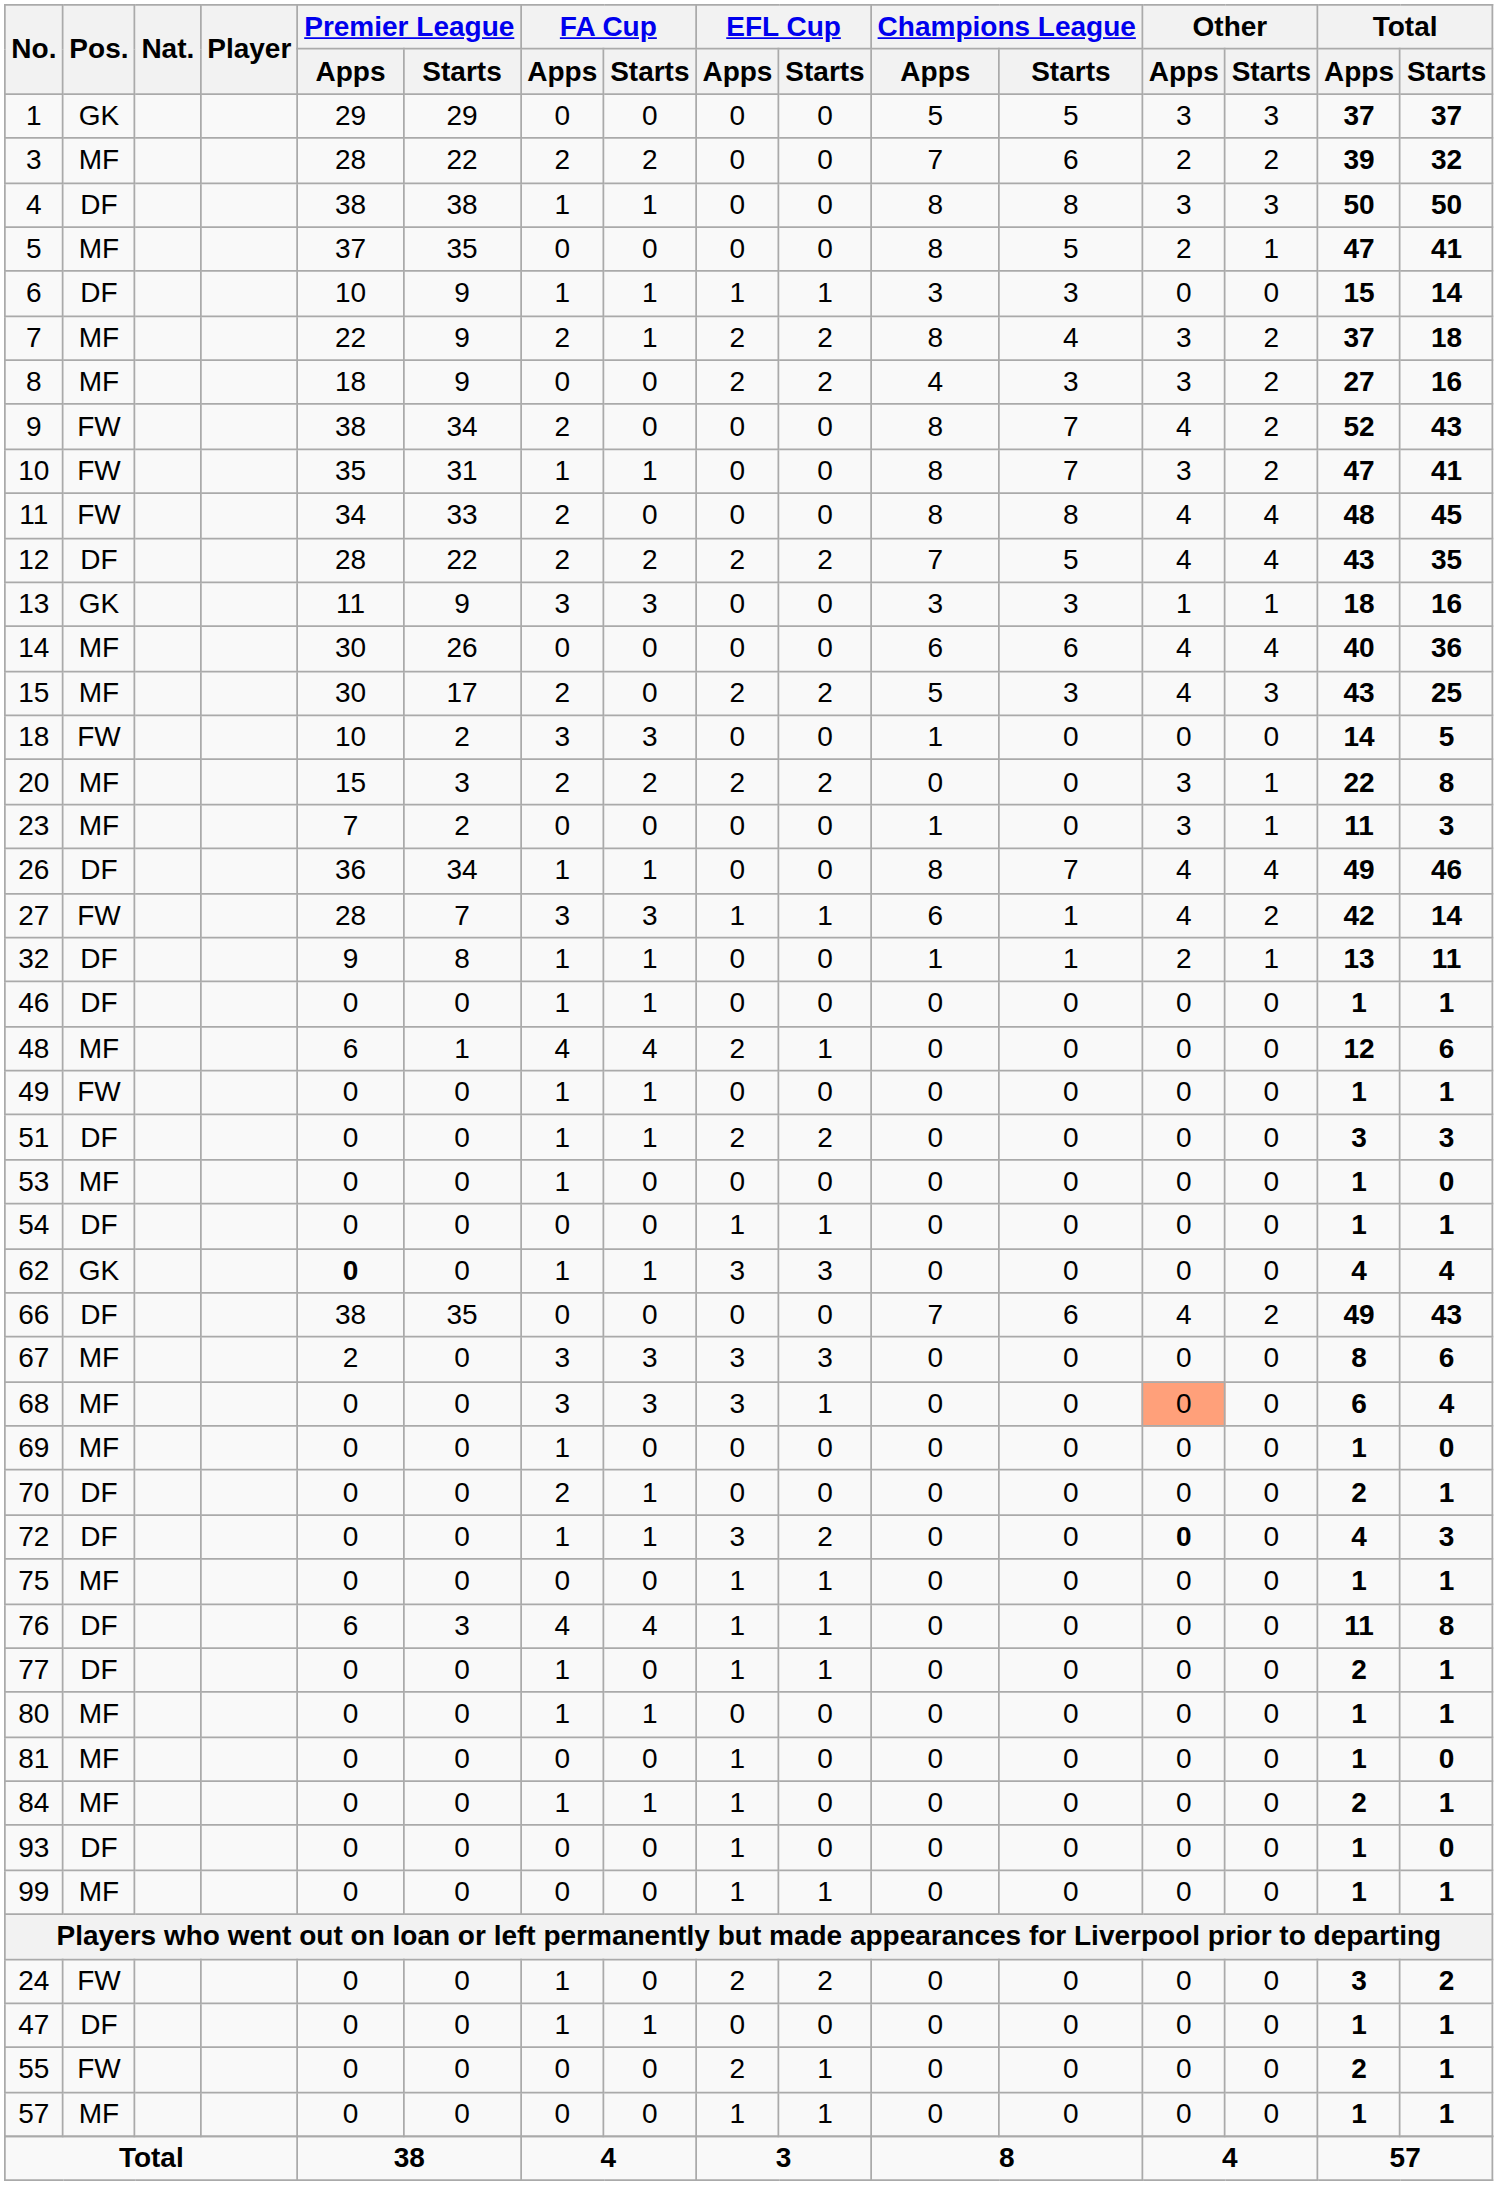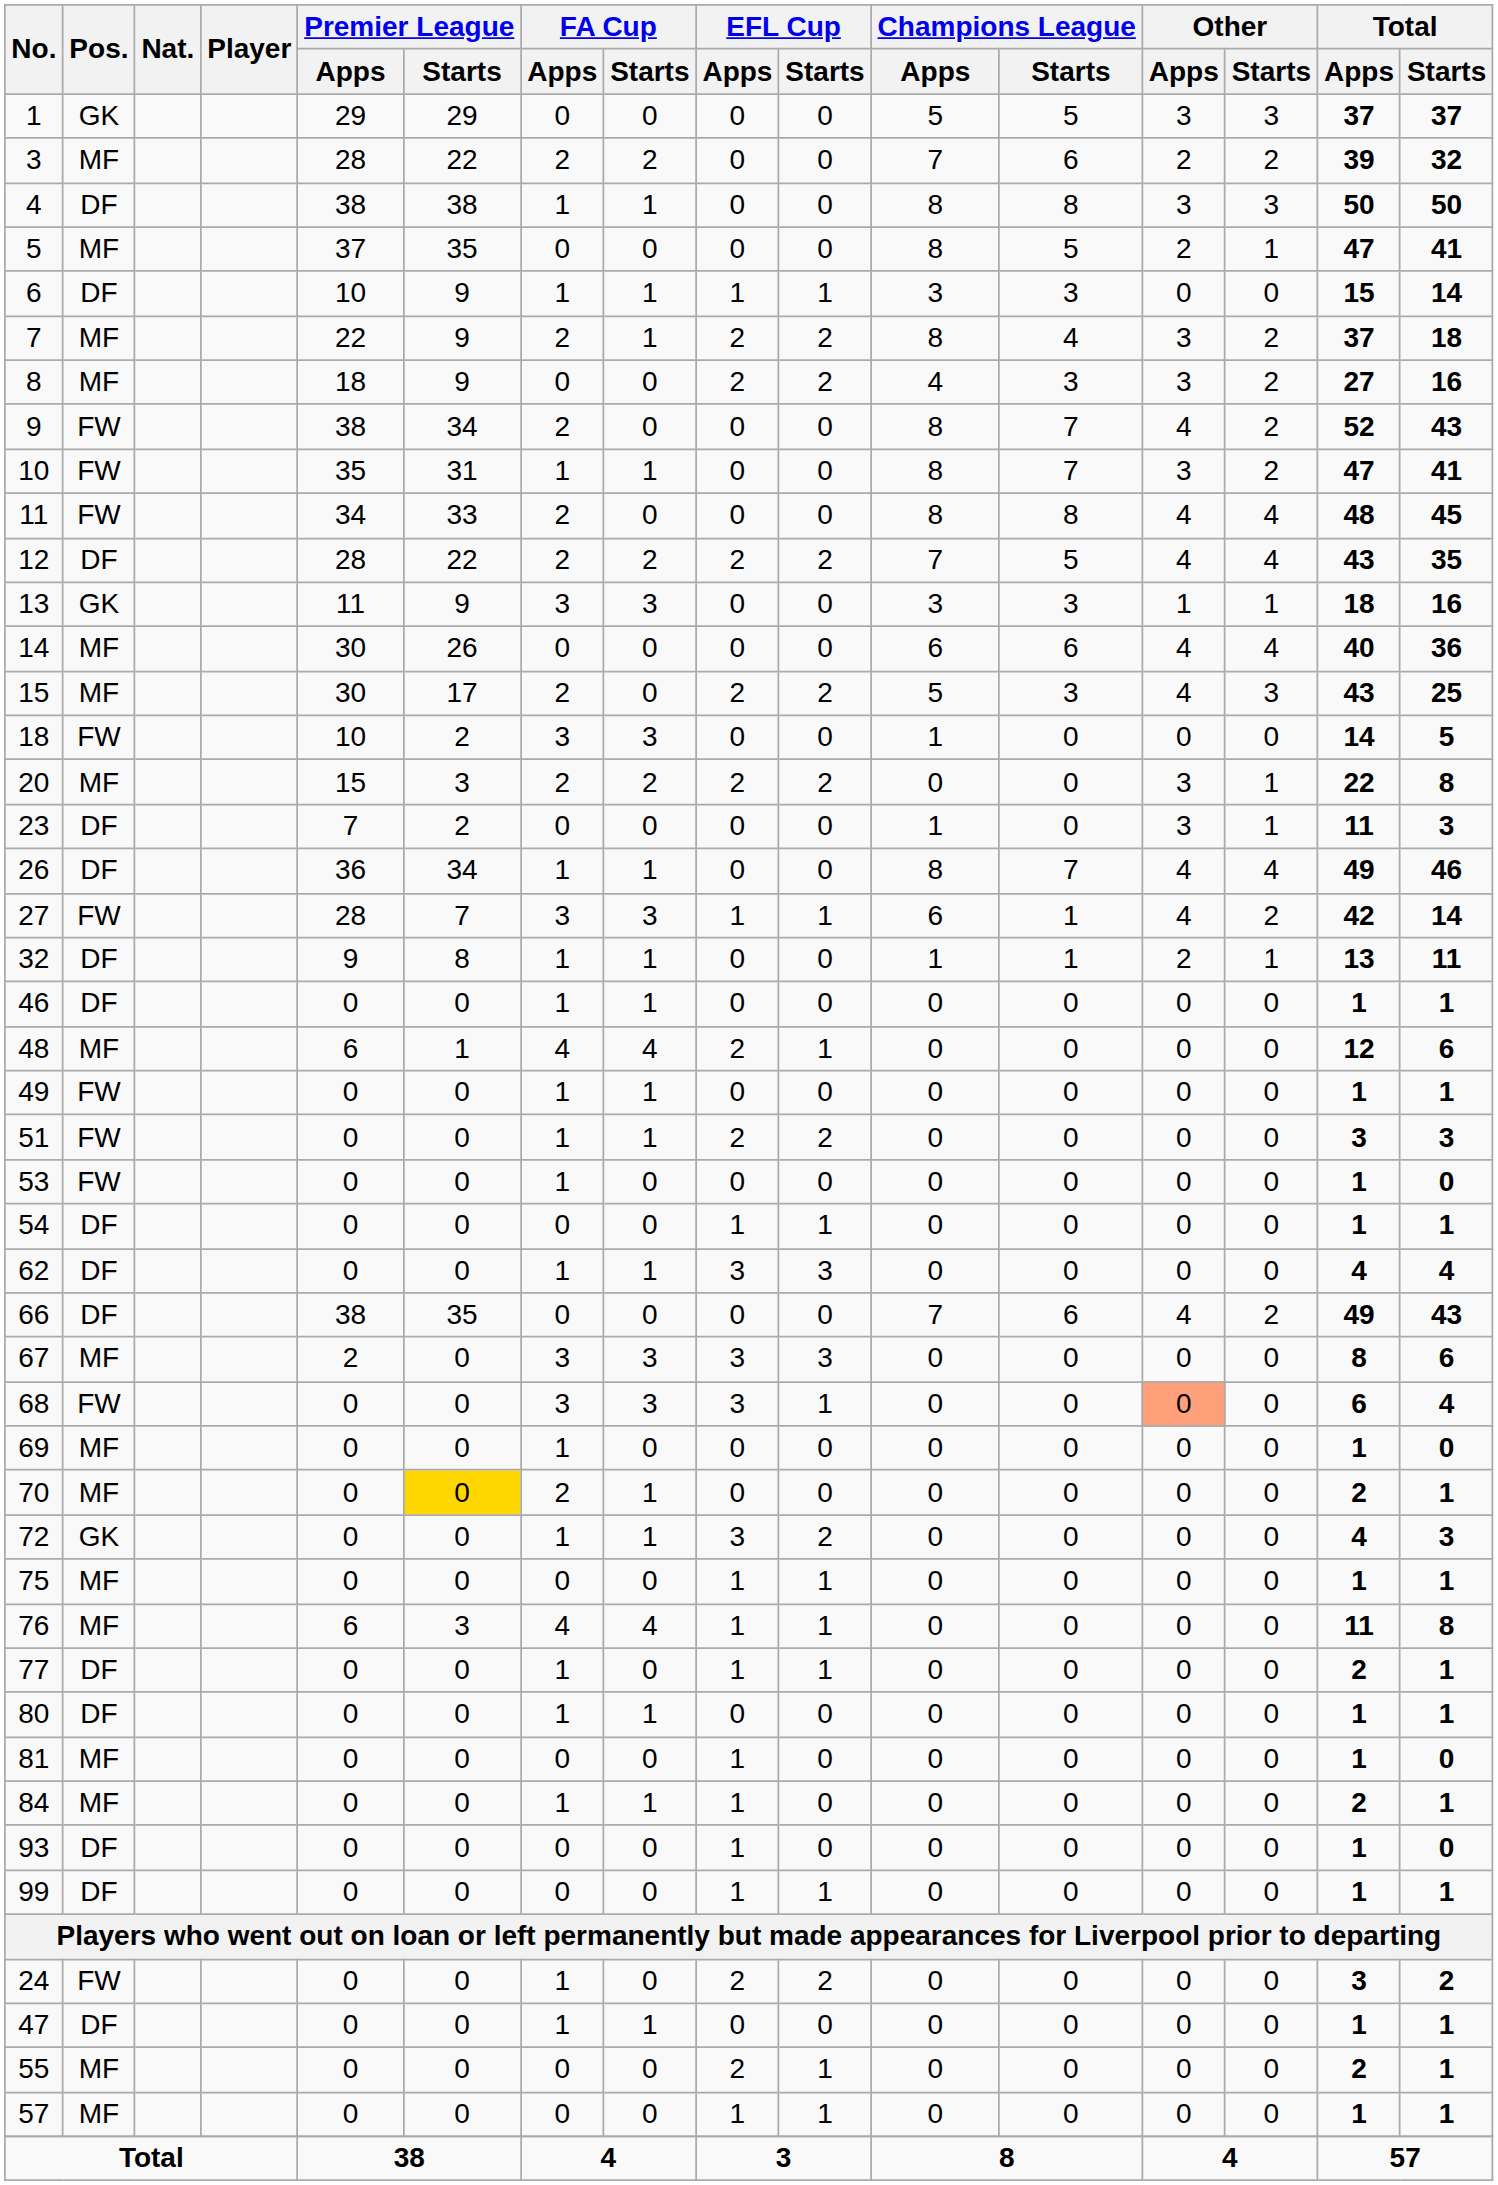(99, 826) MF -> (99, 826) DF
(99, 1136) DF -> (99, 1136) FW
(99, 1181) MF -> (99, 1181) FW
(99, 1270) GK -> (99, 1270) DF
(350, 1270) bold -> (350, 1270) normal
(99, 1403) MF -> (99, 1403) FW
(99, 1492) DF -> (99, 1492) MF
(462, 1492) no background -> (462, 1492) gold background
(99, 1536) DF -> (99, 1536) GK
(1184, 1536) bold -> (1184, 1536) normal
(99, 1625) DF -> (99, 1625) MF
(99, 1714) MF -> (99, 1714) DF
(99, 1891) MF -> (99, 1891) DF
(99, 2069) FW -> (99, 2069) MF
